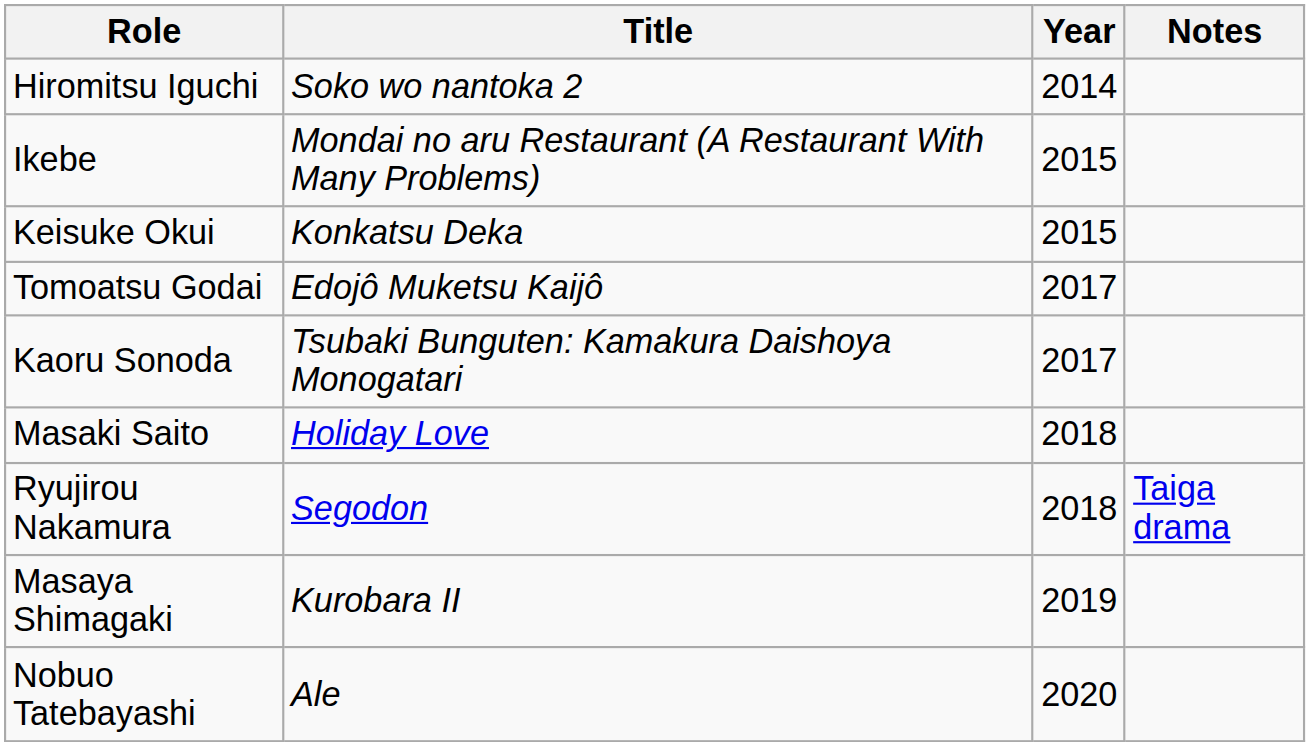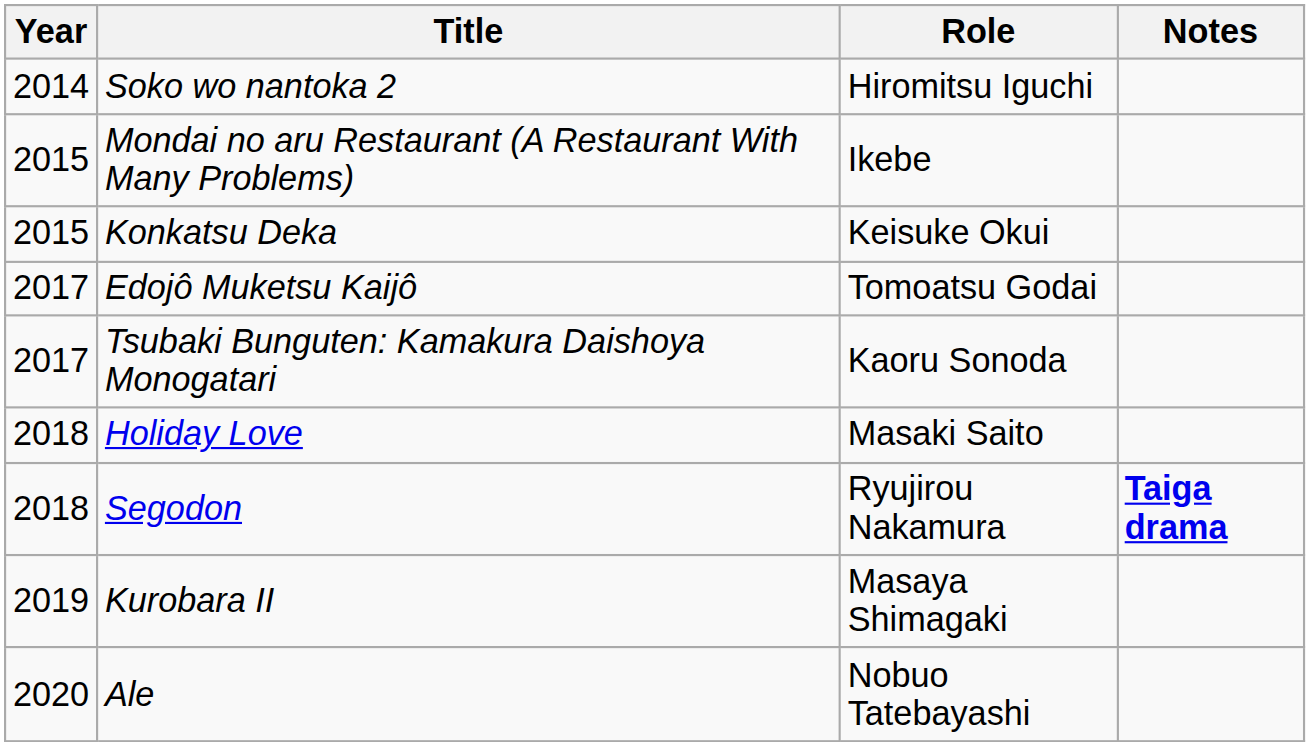columns swapped: (1079, 31) <-> (144, 31)
(1182, 508) normal -> (1176, 508) bold
